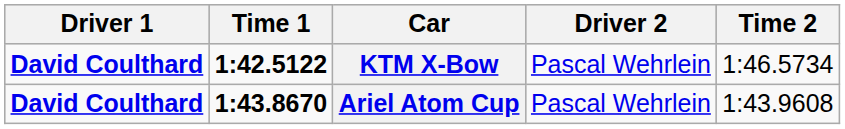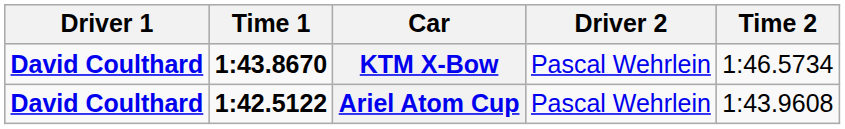(271, 63) 1:42.5122 -> (271, 63) 1:43.8670
(271, 103) 1:43.8670 -> (271, 103) 1:42.5122
